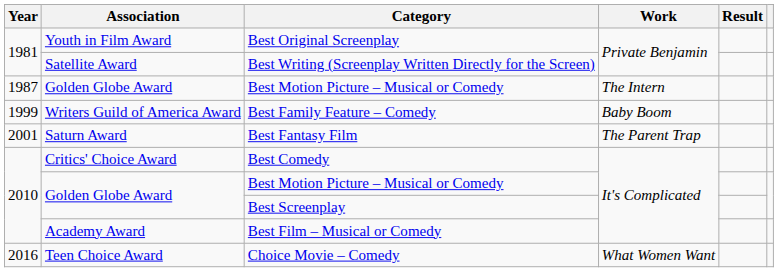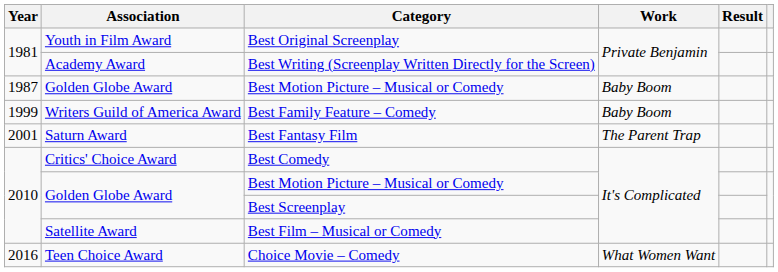(91, 64) Satellite Award -> (95, 64) Academy Award
(633, 87) The Intern -> (637, 87) Baby Boom
(95, 231) Academy Award -> (91, 231) Satellite Award
